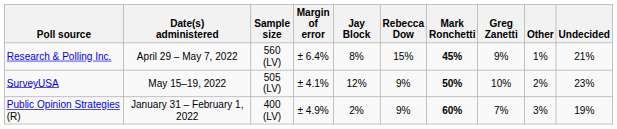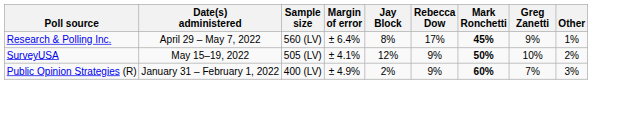- column: (584, 35)
(403, 57) 15% -> (435, 40) 17%
